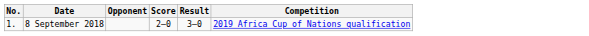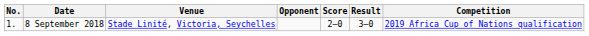+ column: (192, 11)
